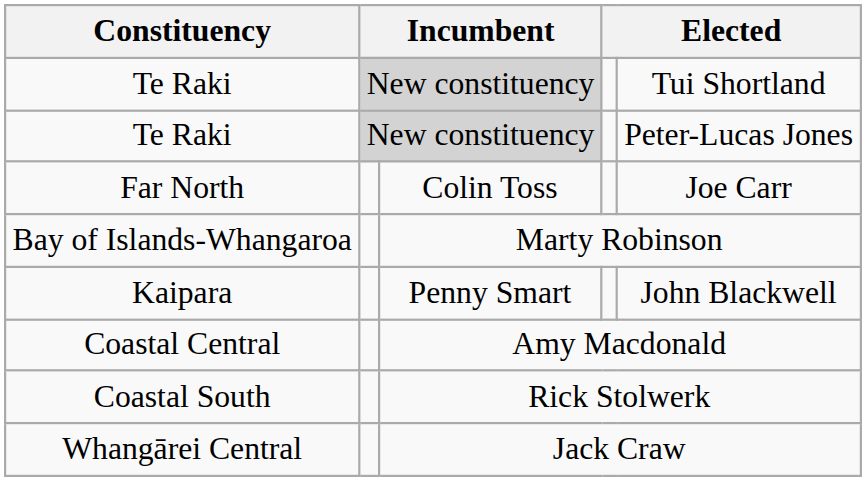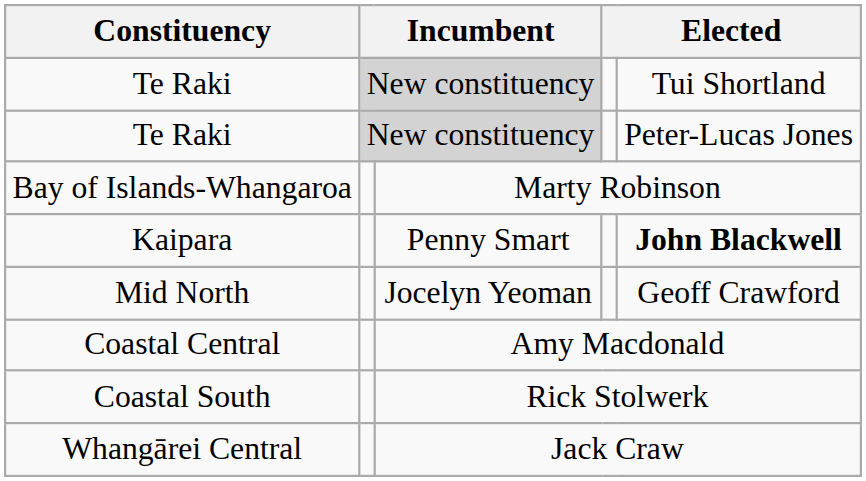- row: (182, 187)
(739, 292) normal -> (739, 240) bold
+ row: (182, 292)
